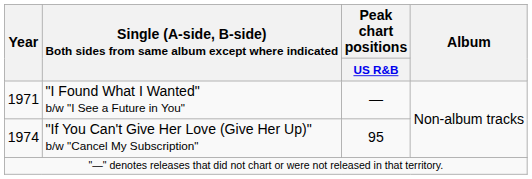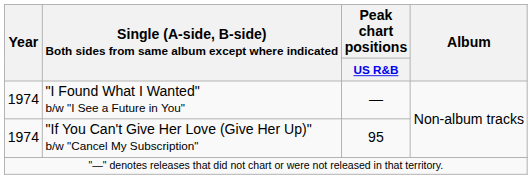(23, 99) 1971 -> (23, 99) 1974
